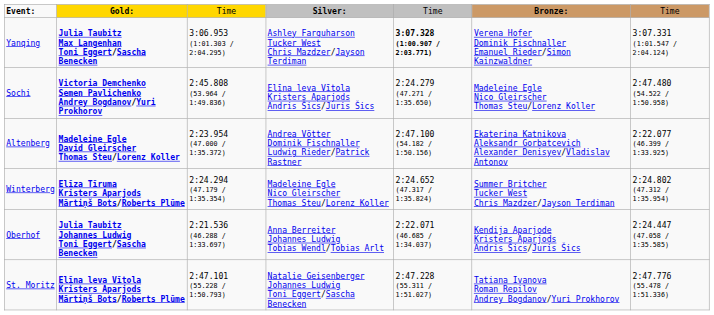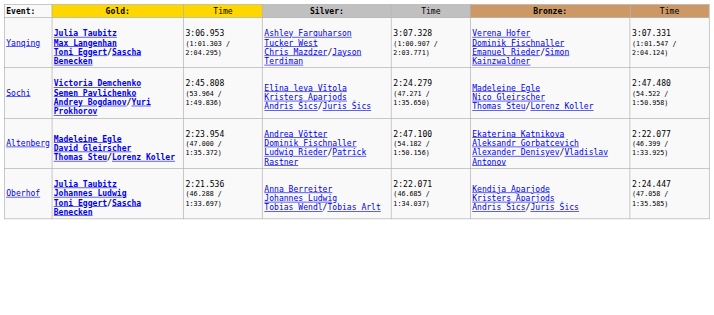(418, 43) bold -> (416, 43) normal
- row: (30, 189)
- row: (30, 285)
